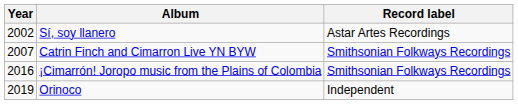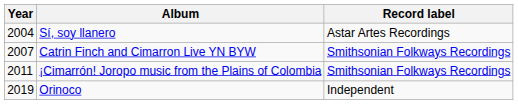(20, 33) 2002 -> (20, 33) 2004
(20, 71) 2016 -> (20, 71) 2011
